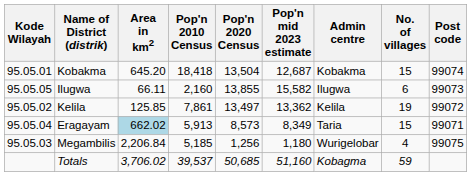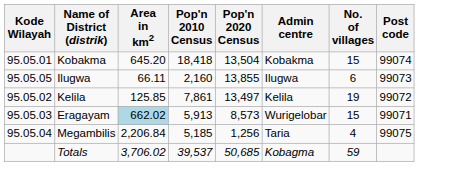- column: (288, 33)
(29, 125) 95.05.04 -> (29, 115) 95.05.03
(329, 125) Taria -> (296, 115) Wurigelobar
(29, 143) 95.05.03 -> (29, 134) 95.05.04
(348, 143) Wurigelobar -> (277, 134) Taria
